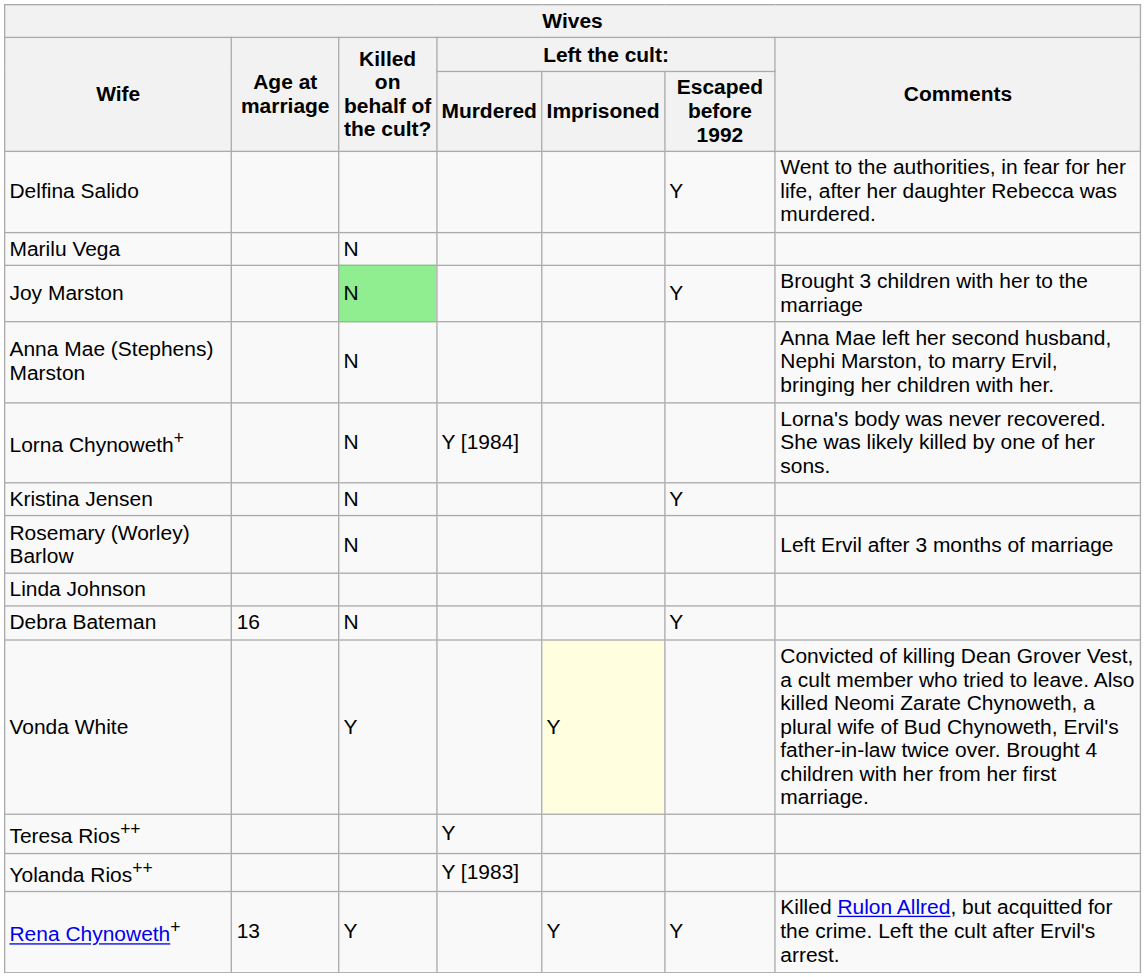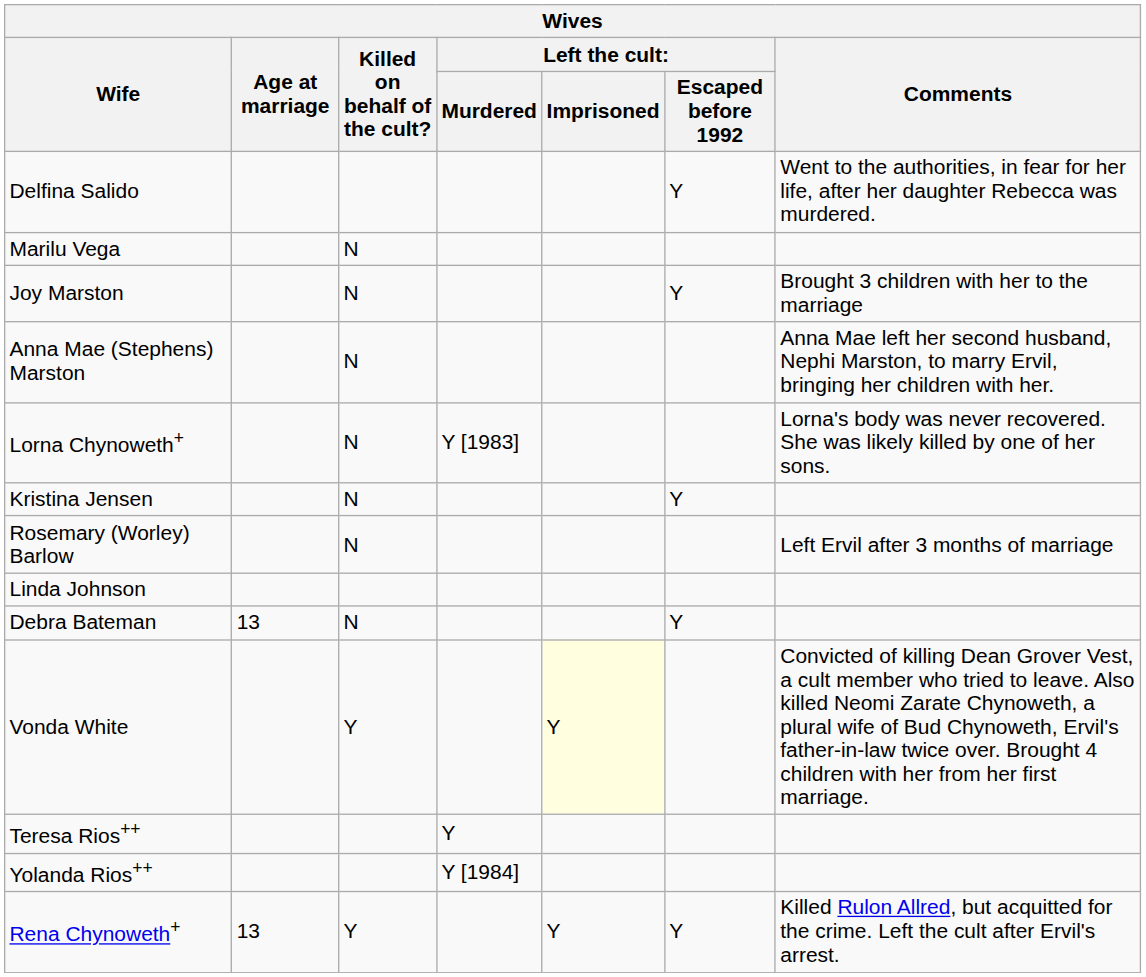(351, 293) lightgreen background -> (351, 293) no background
(480, 442) Y [1984] -> (480, 442) Y [1983]
(248, 622) 16 -> (248, 622) 13
(480, 872) Y [1983] -> (480, 872) Y [1984]
